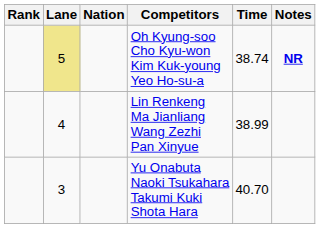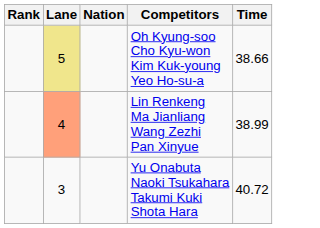- column: (293, 15)
(252, 58) 38.74 -> (252, 58) 38.66
(62, 124) no background -> (62, 124) lightsalmon background
(252, 190) 40.70 -> (252, 190) 40.72
